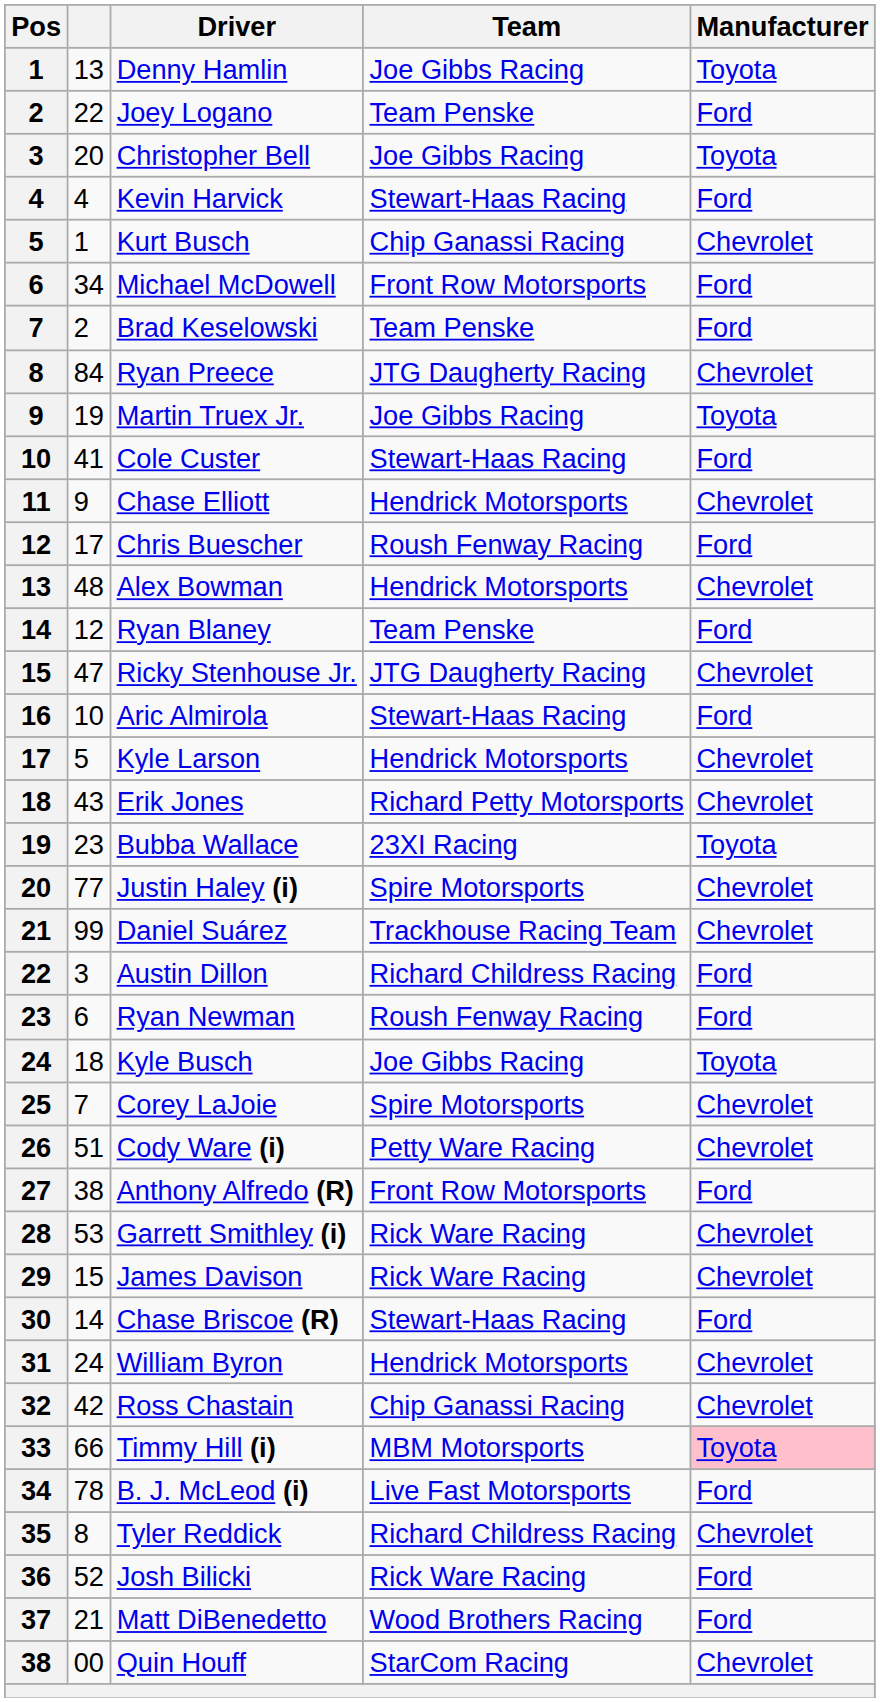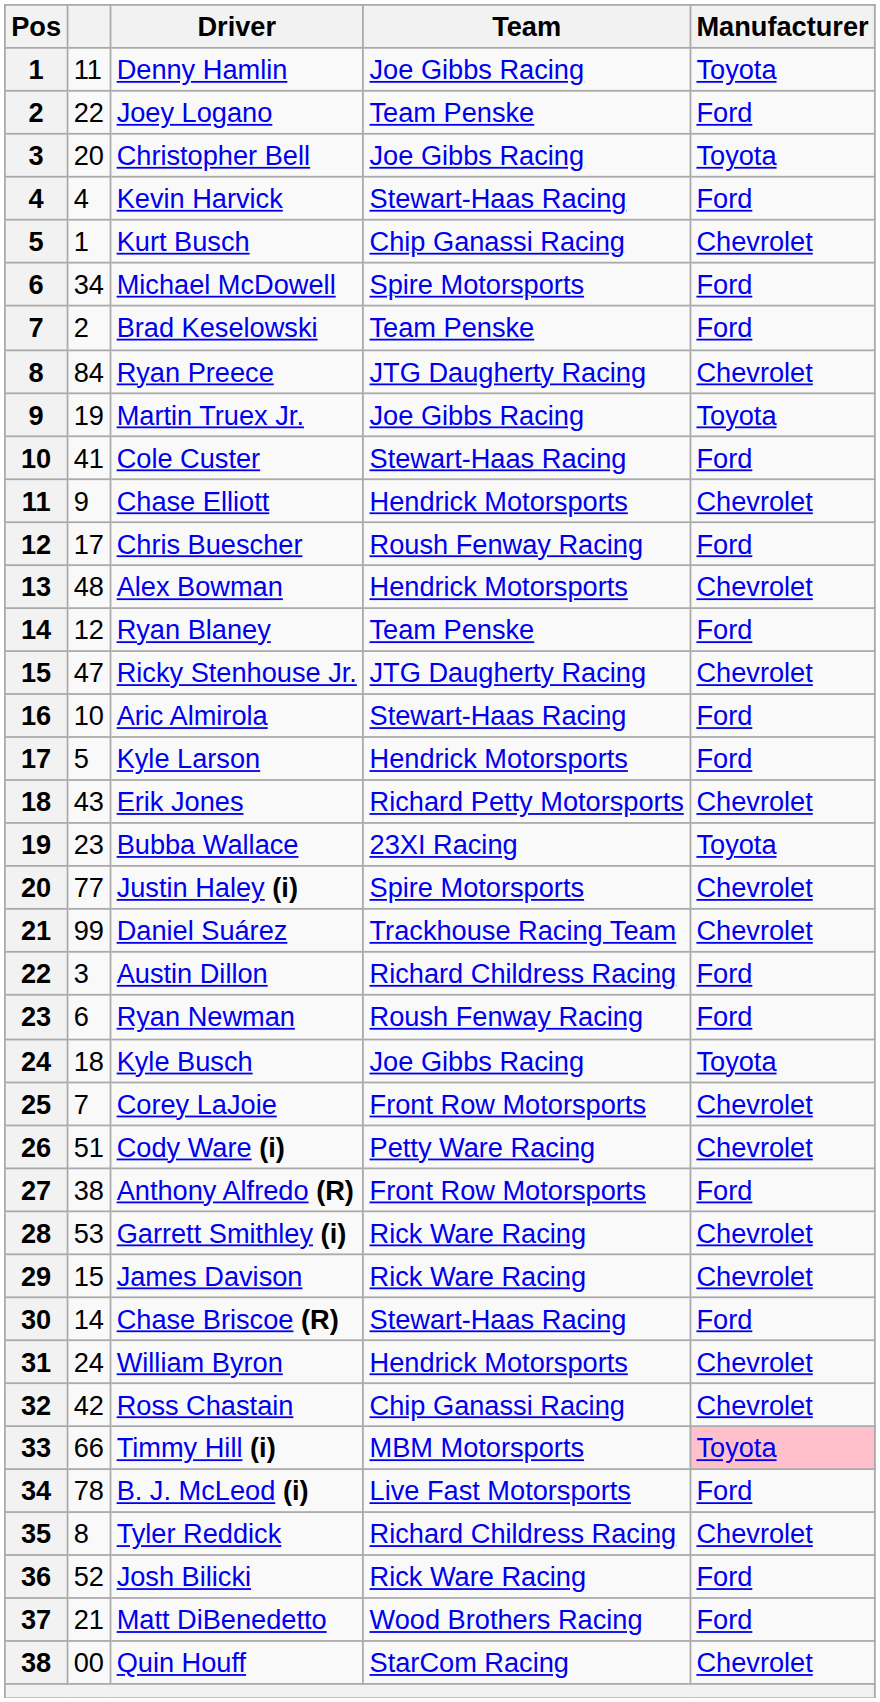(89, 70) 13 -> (88, 70) 11
(508, 285) Front Row Motorsports -> (477, 285) Spire Motorsports
(755, 759) Chevrolet -> (724, 759) Ford
(477, 1103) Spire Motorsports -> (508, 1103) Front Row Motorsports
